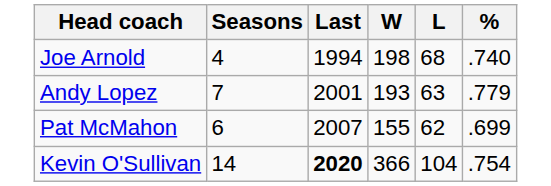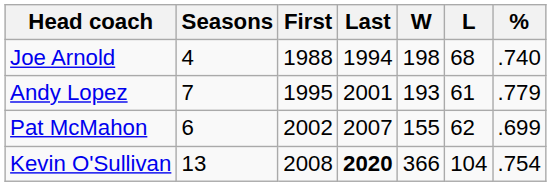+ column: (308, 22)
(433, 92) 63 -> (463, 92) 61
(224, 163) 14 -> (194, 163) 13
